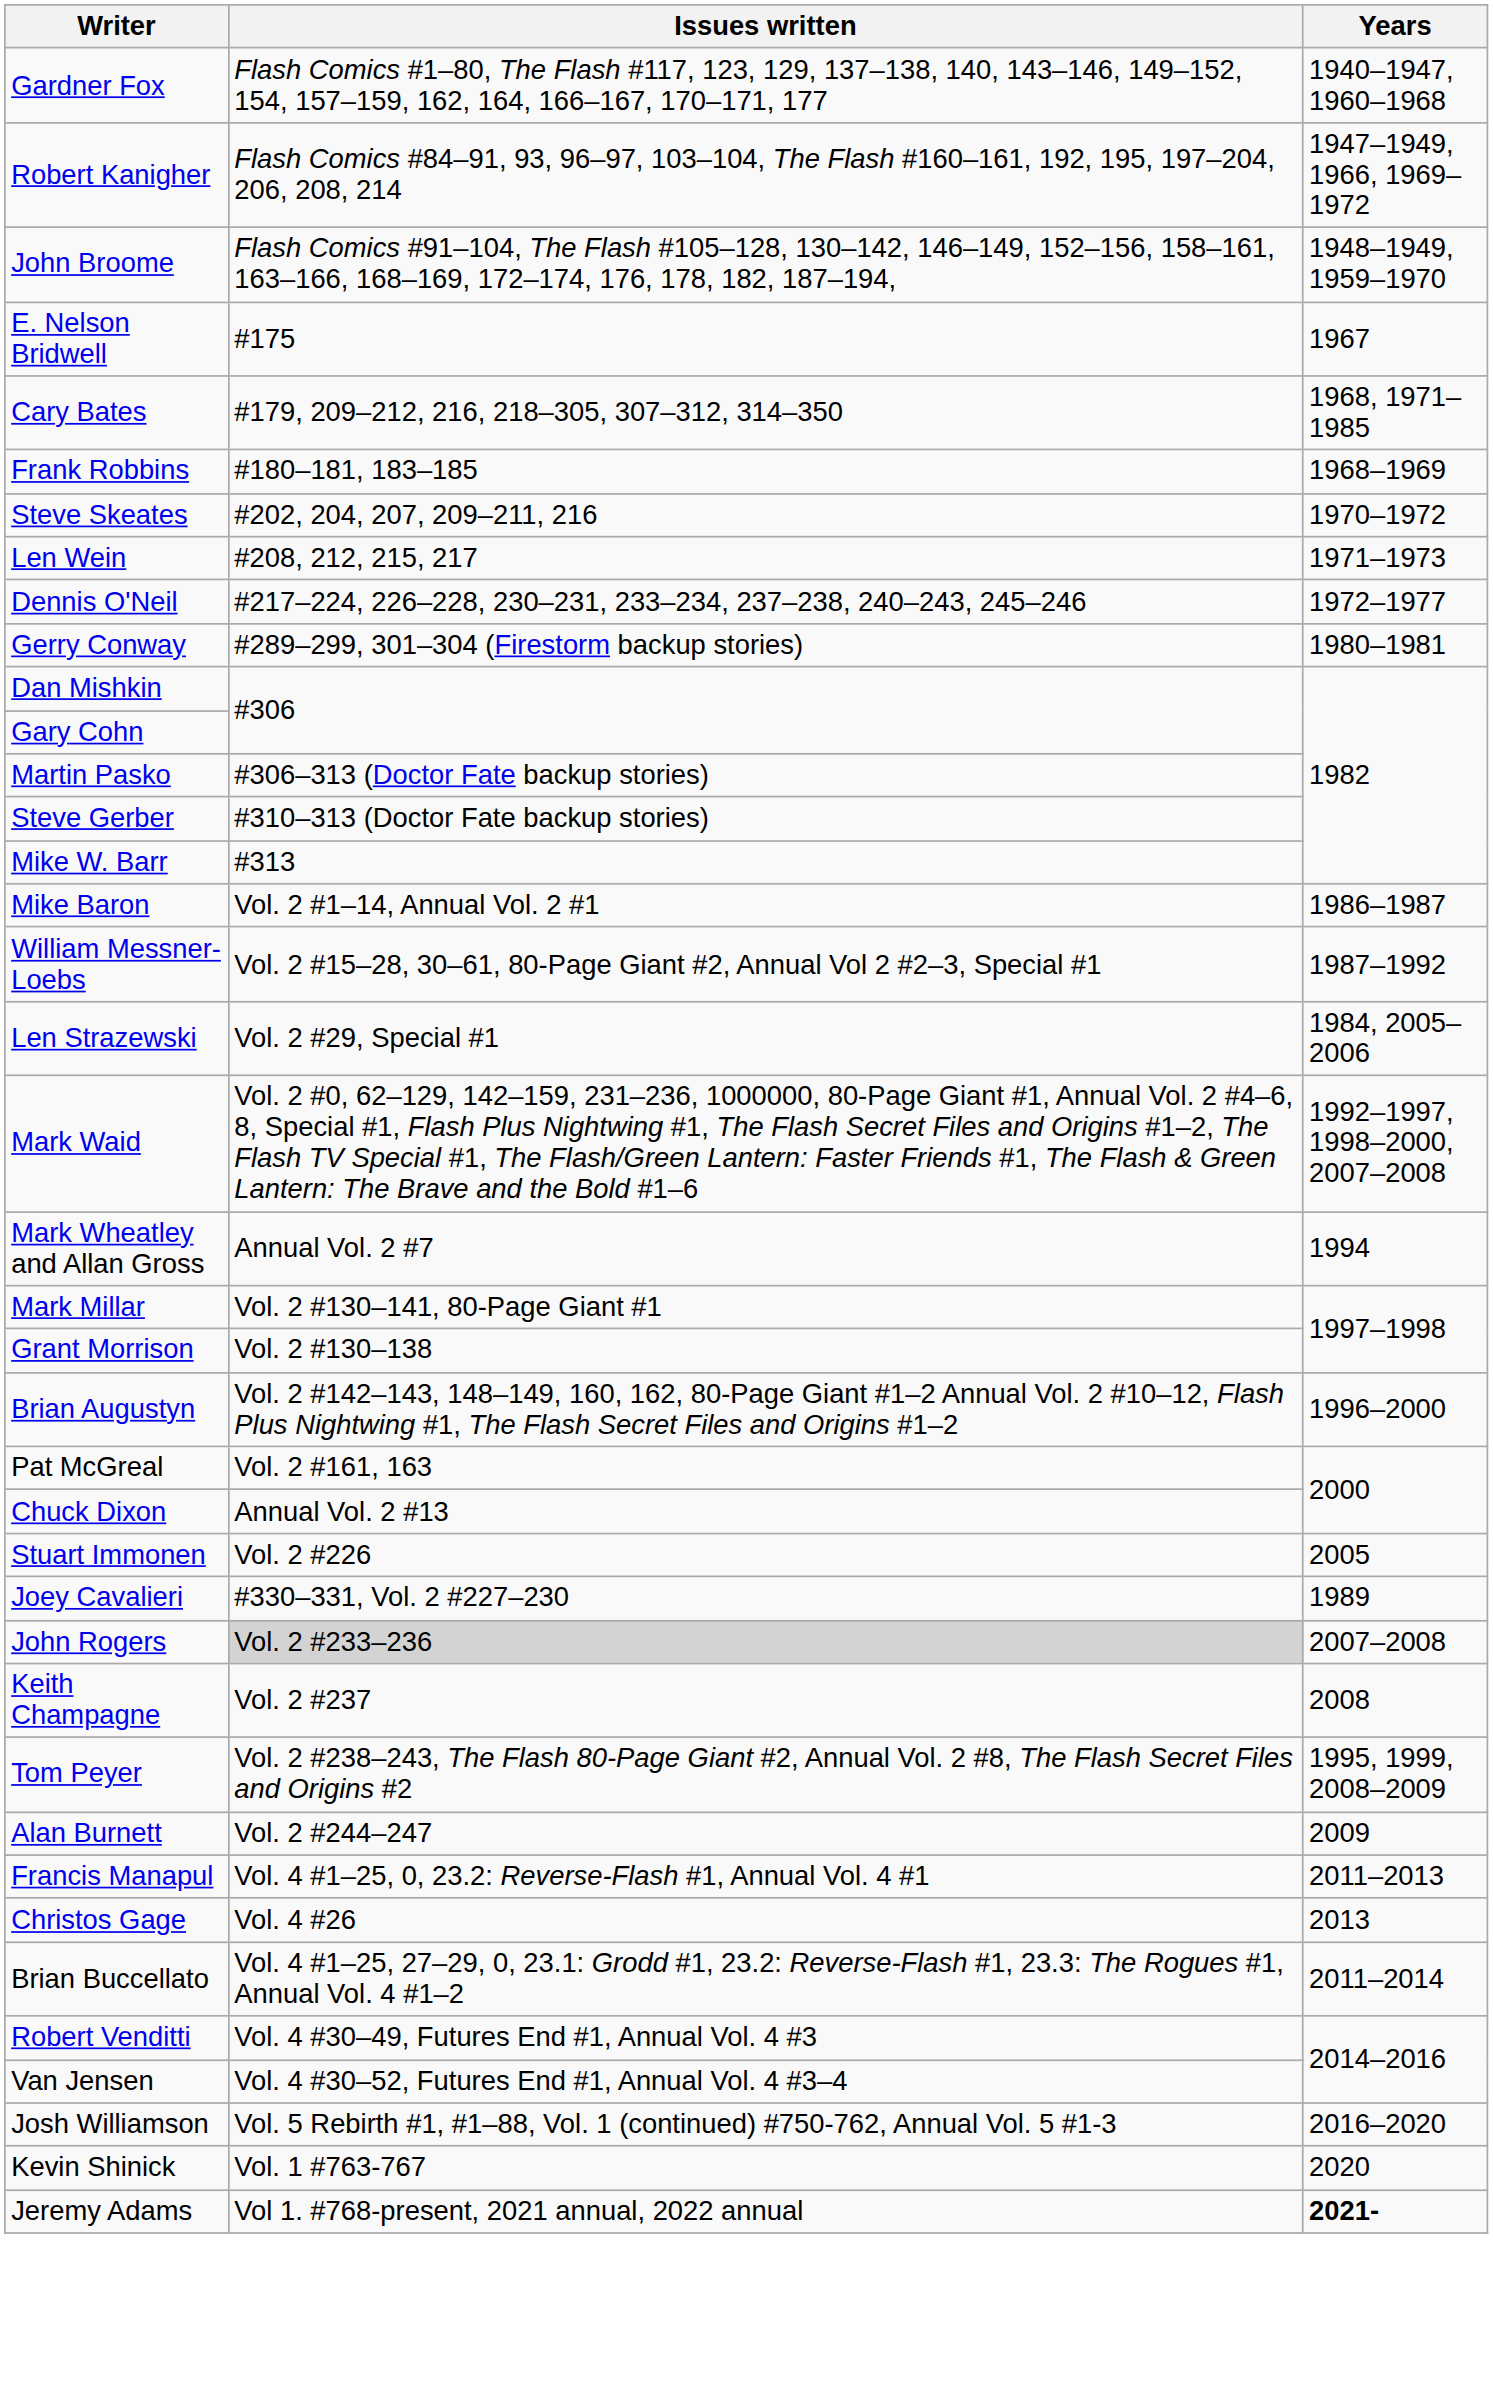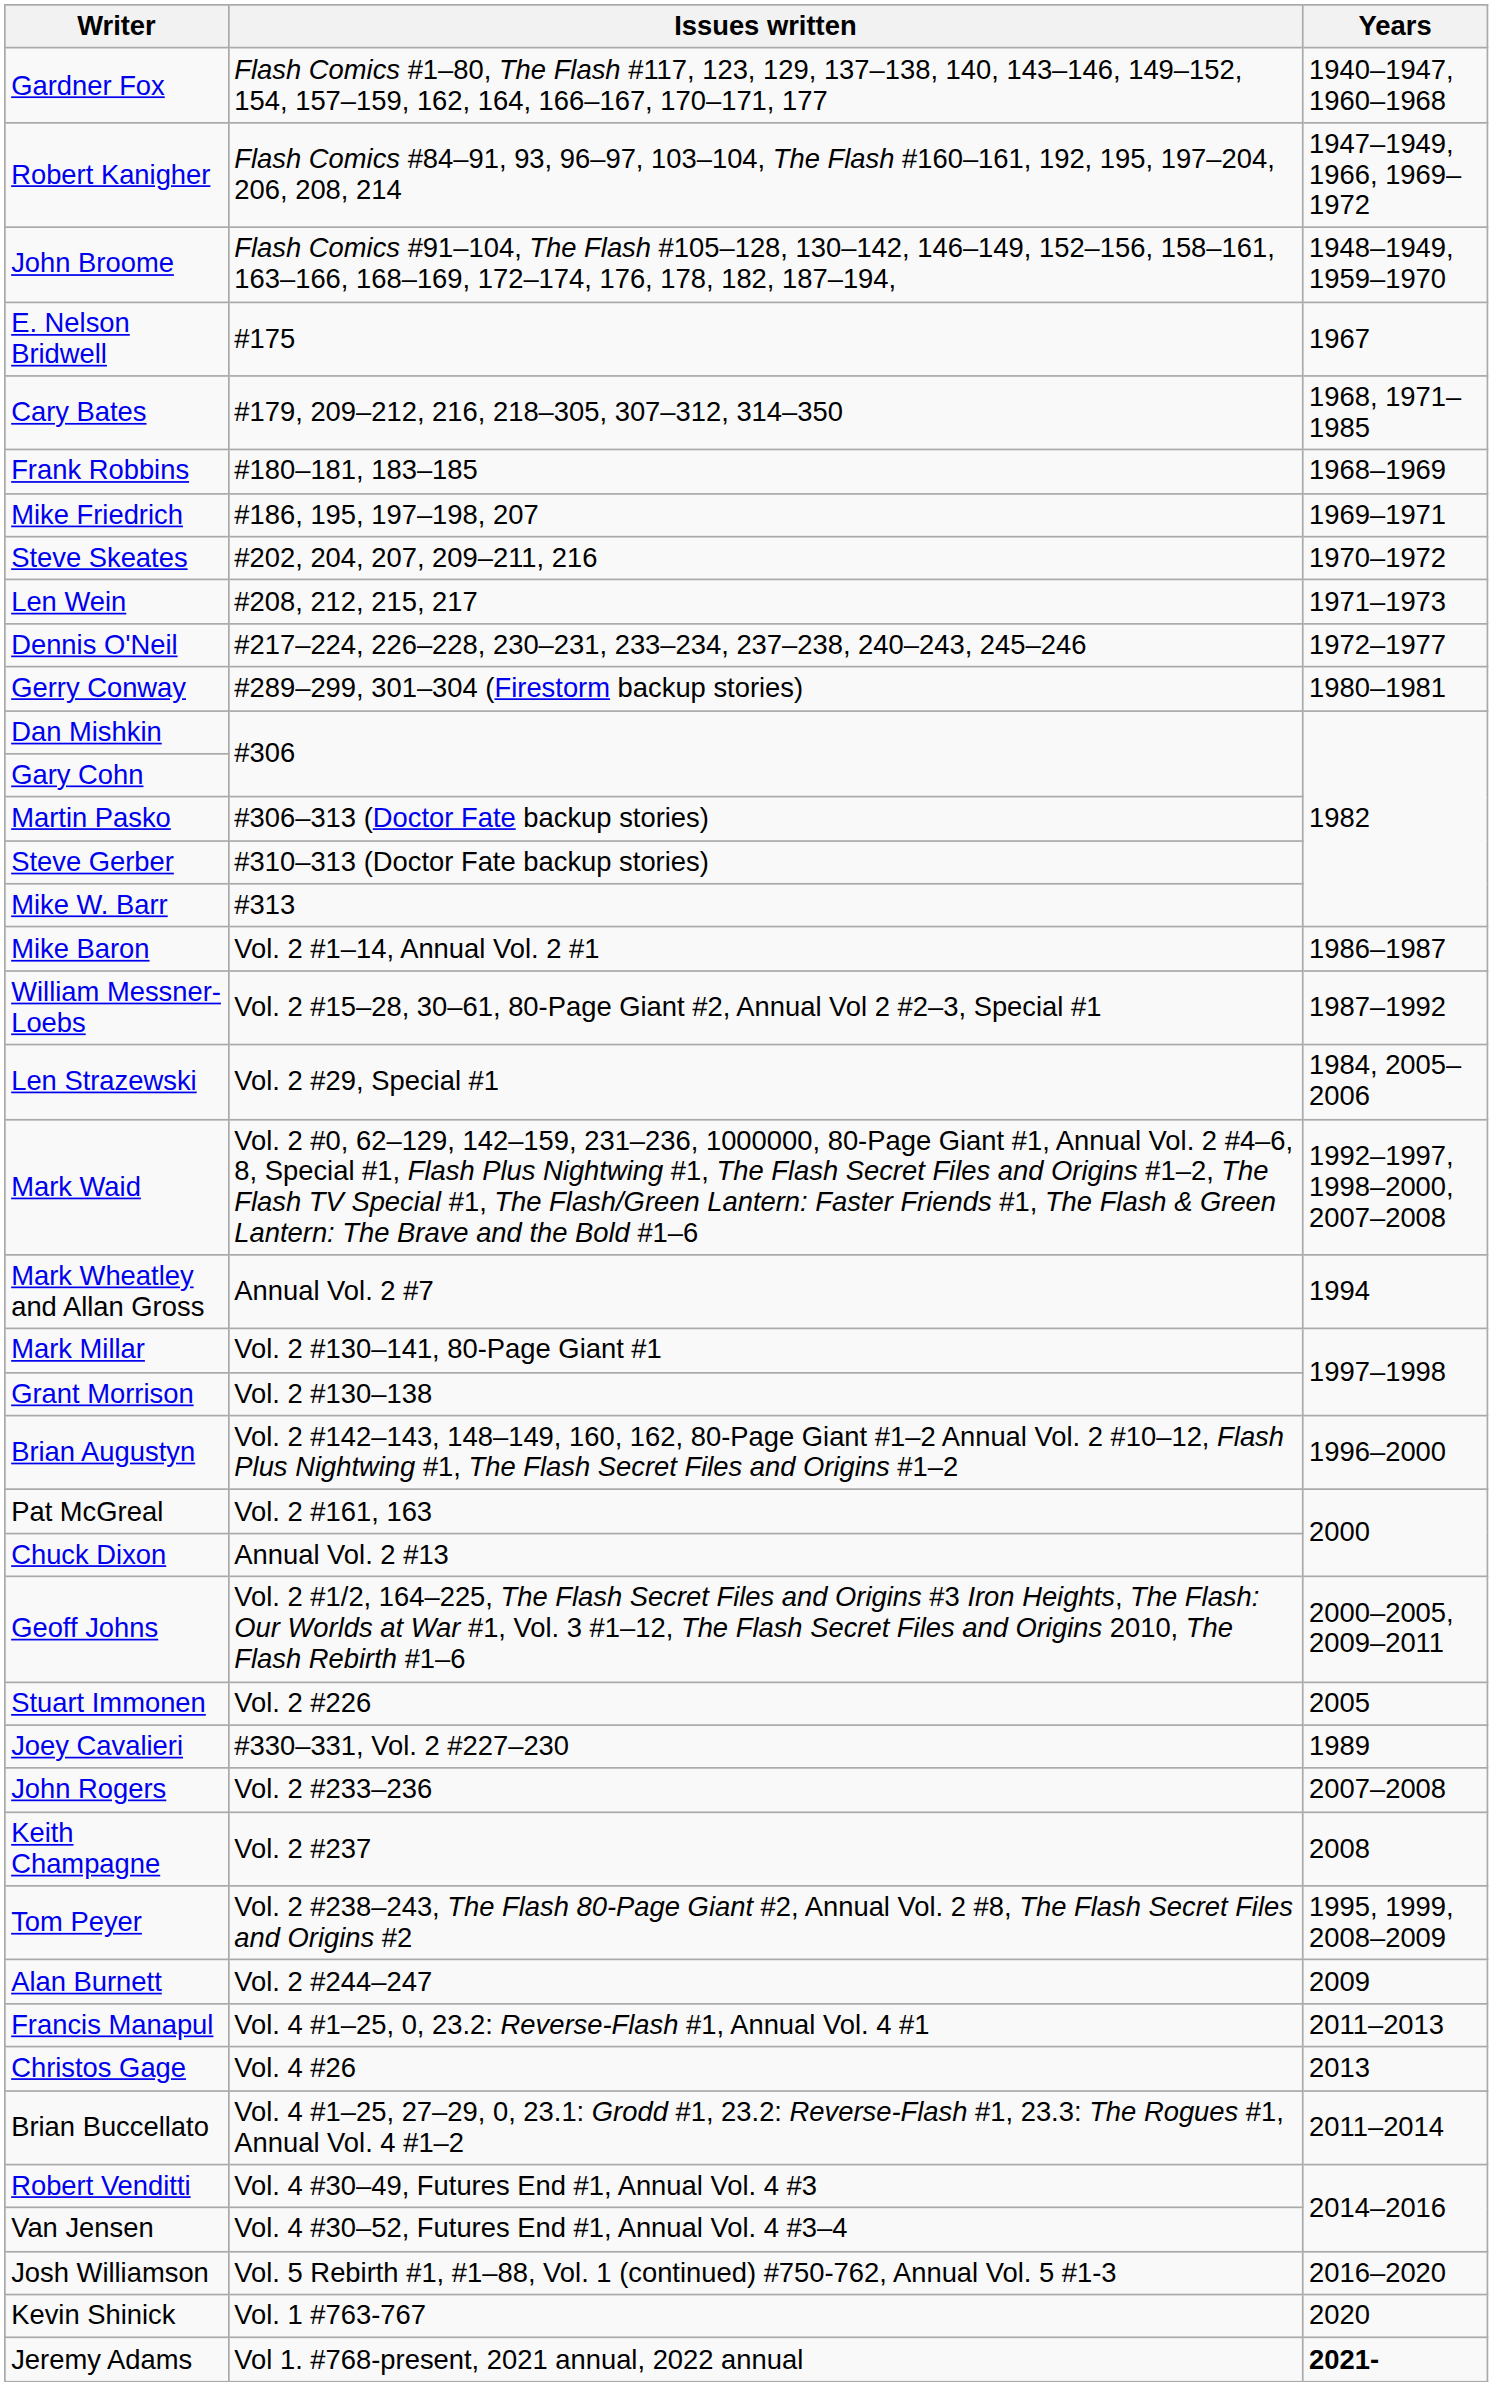+ row: (97, 514)
+ row: (85, 1628)
(333, 1641) lightgrey background -> (333, 1789) no background
